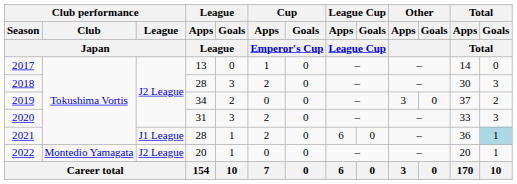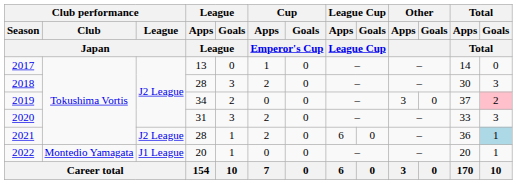(496, 100) no background -> (496, 100) pink background
(161, 135) J1 League -> (161, 135) J2 League
(161, 153) J2 League -> (161, 153) J1 League
